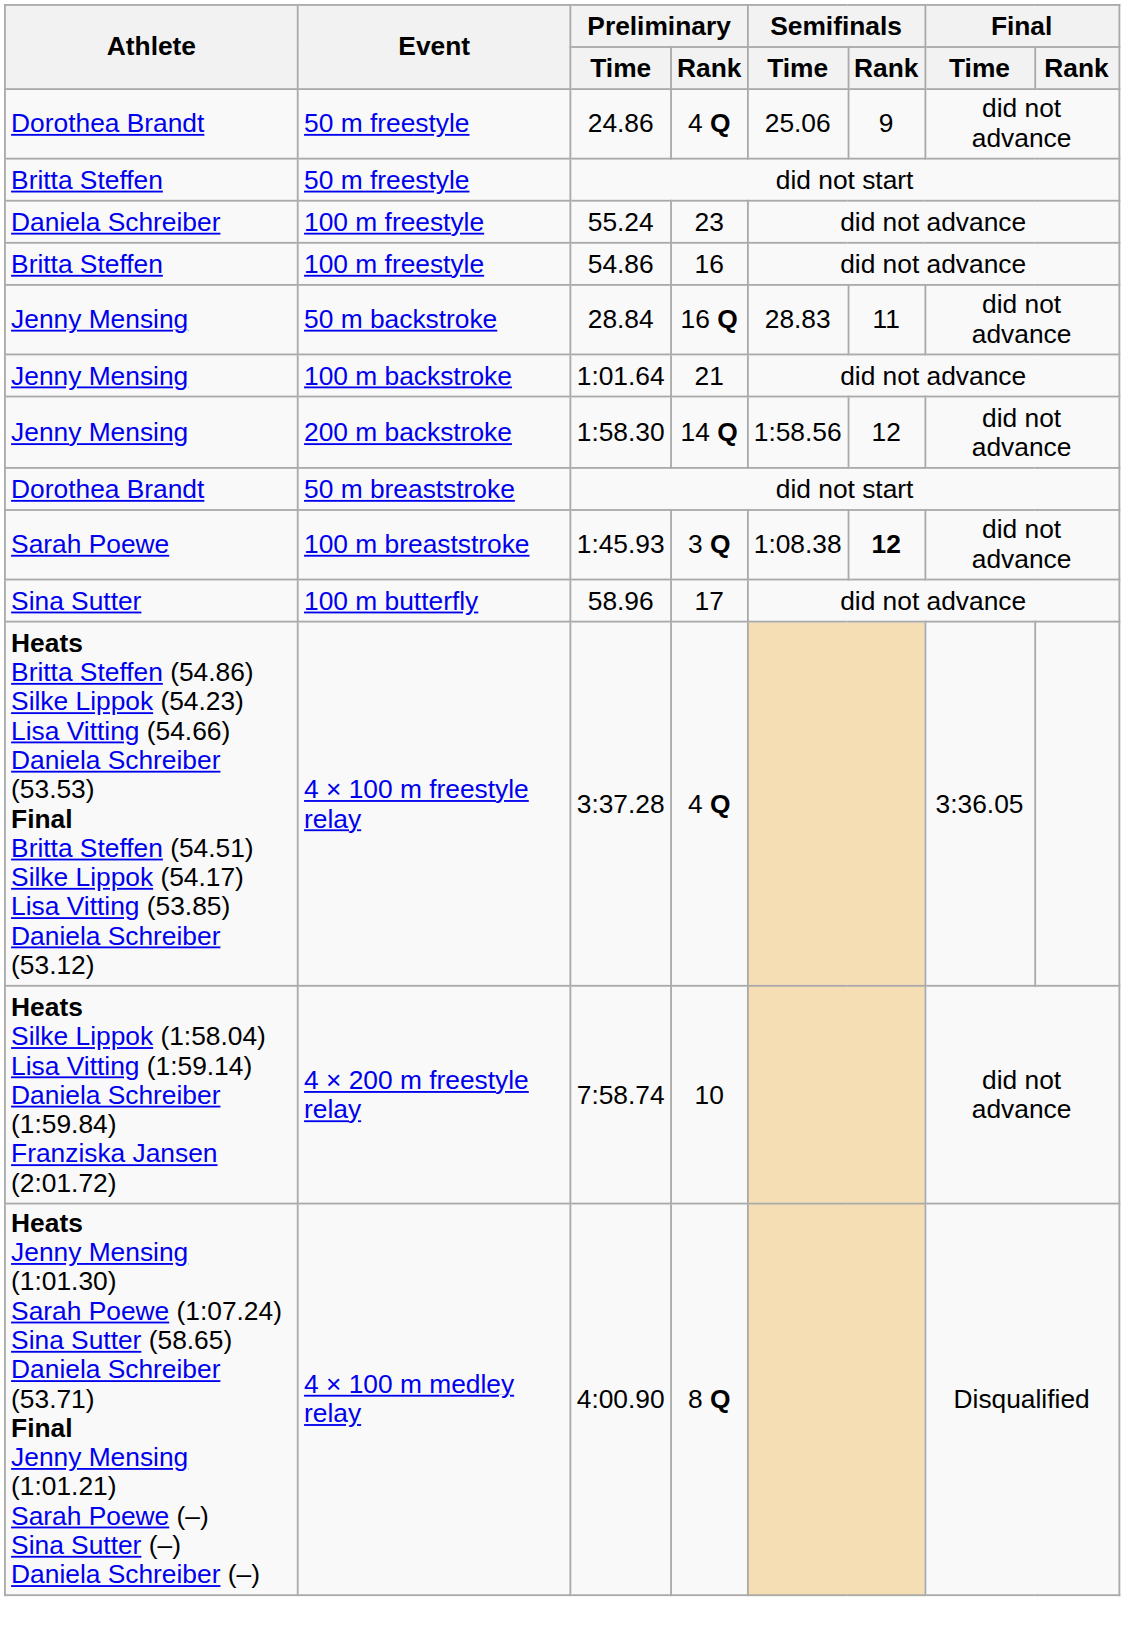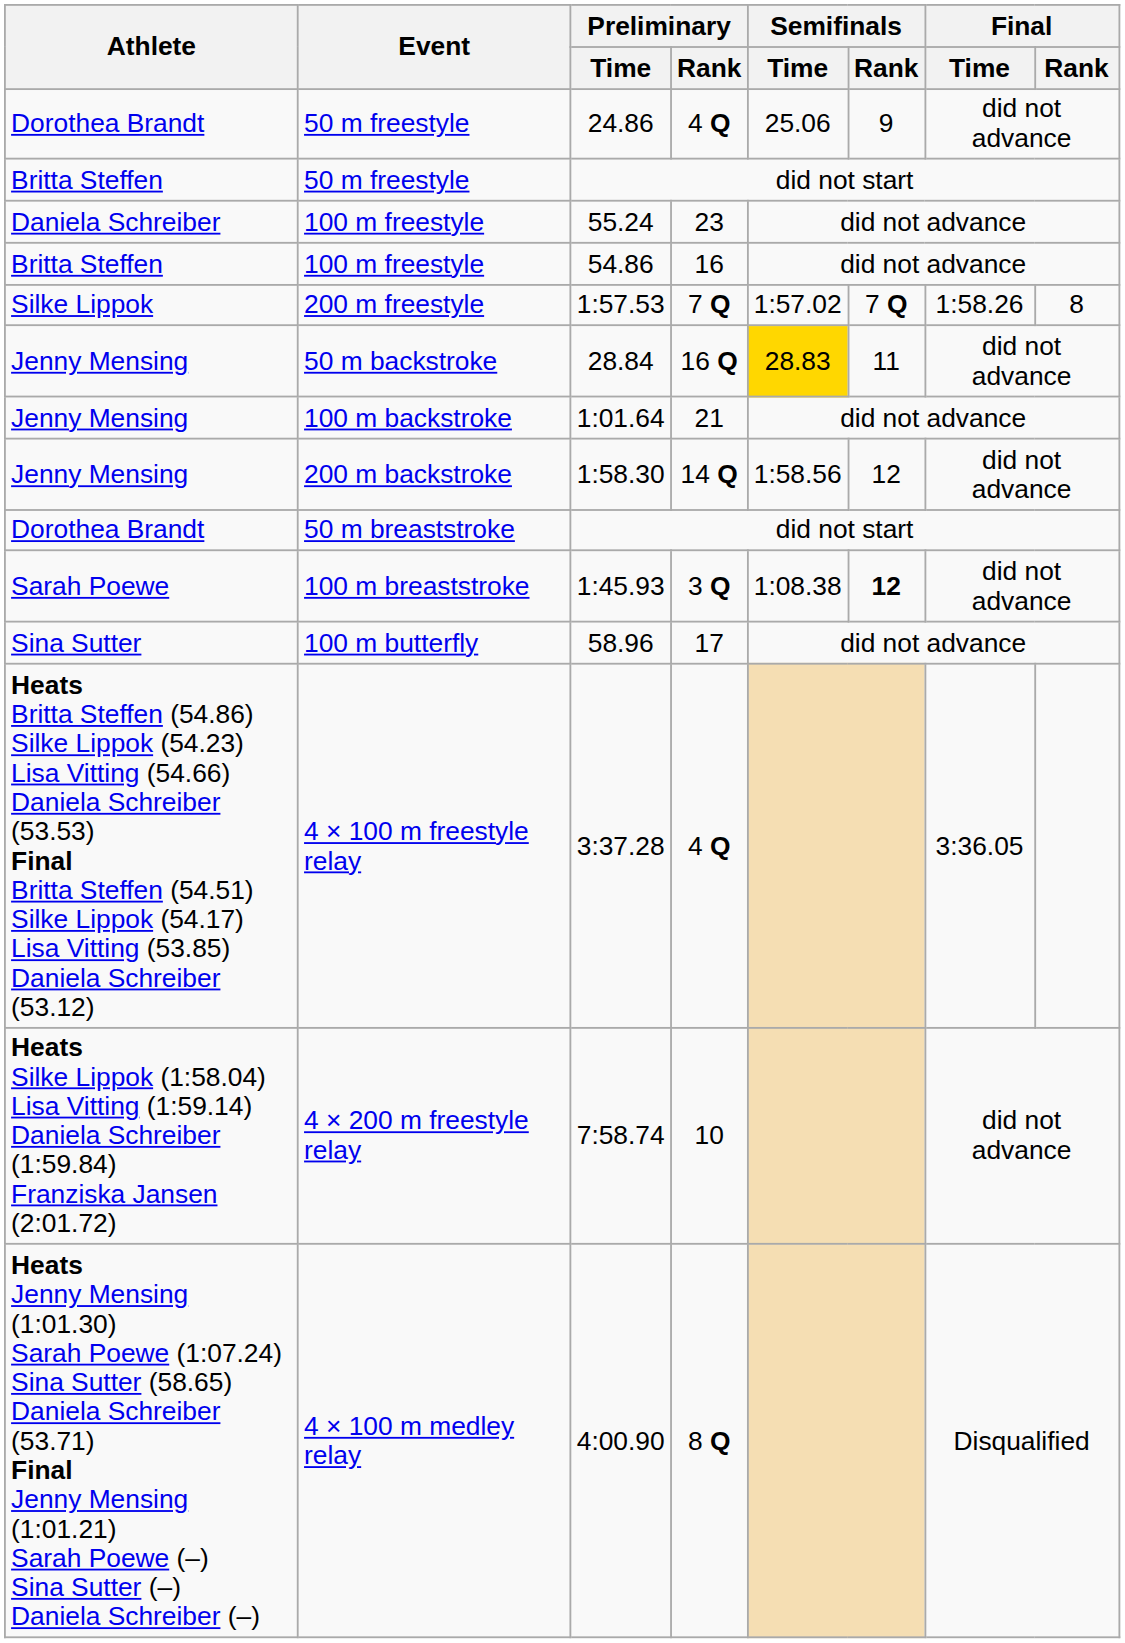+ row: (394, 305)
(798, 320) no background -> (798, 361) gold background
